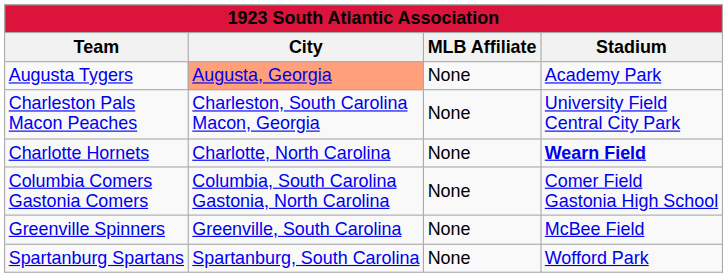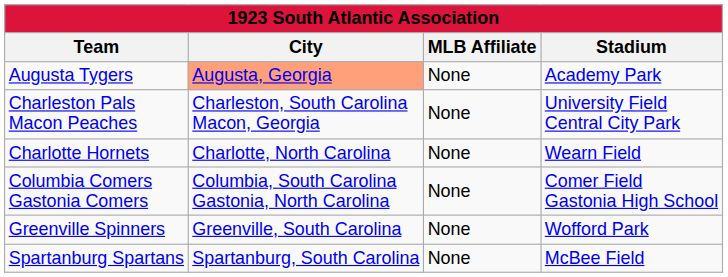(595, 152) bold -> (593, 152) normal
(595, 229) McBee Field -> (597, 229) Wofford Park
(597, 257) Wofford Park -> (595, 257) McBee Field
